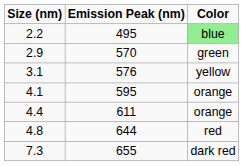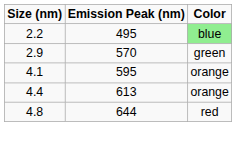- row: (35, 72)
(126, 111) 611 -> (126, 92) 613
- row: (35, 151)
